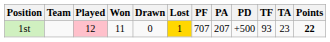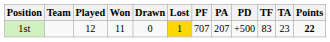(90, 28) pink background -> (90, 28) no background
(266, 28) 93 -> (266, 28) 83
